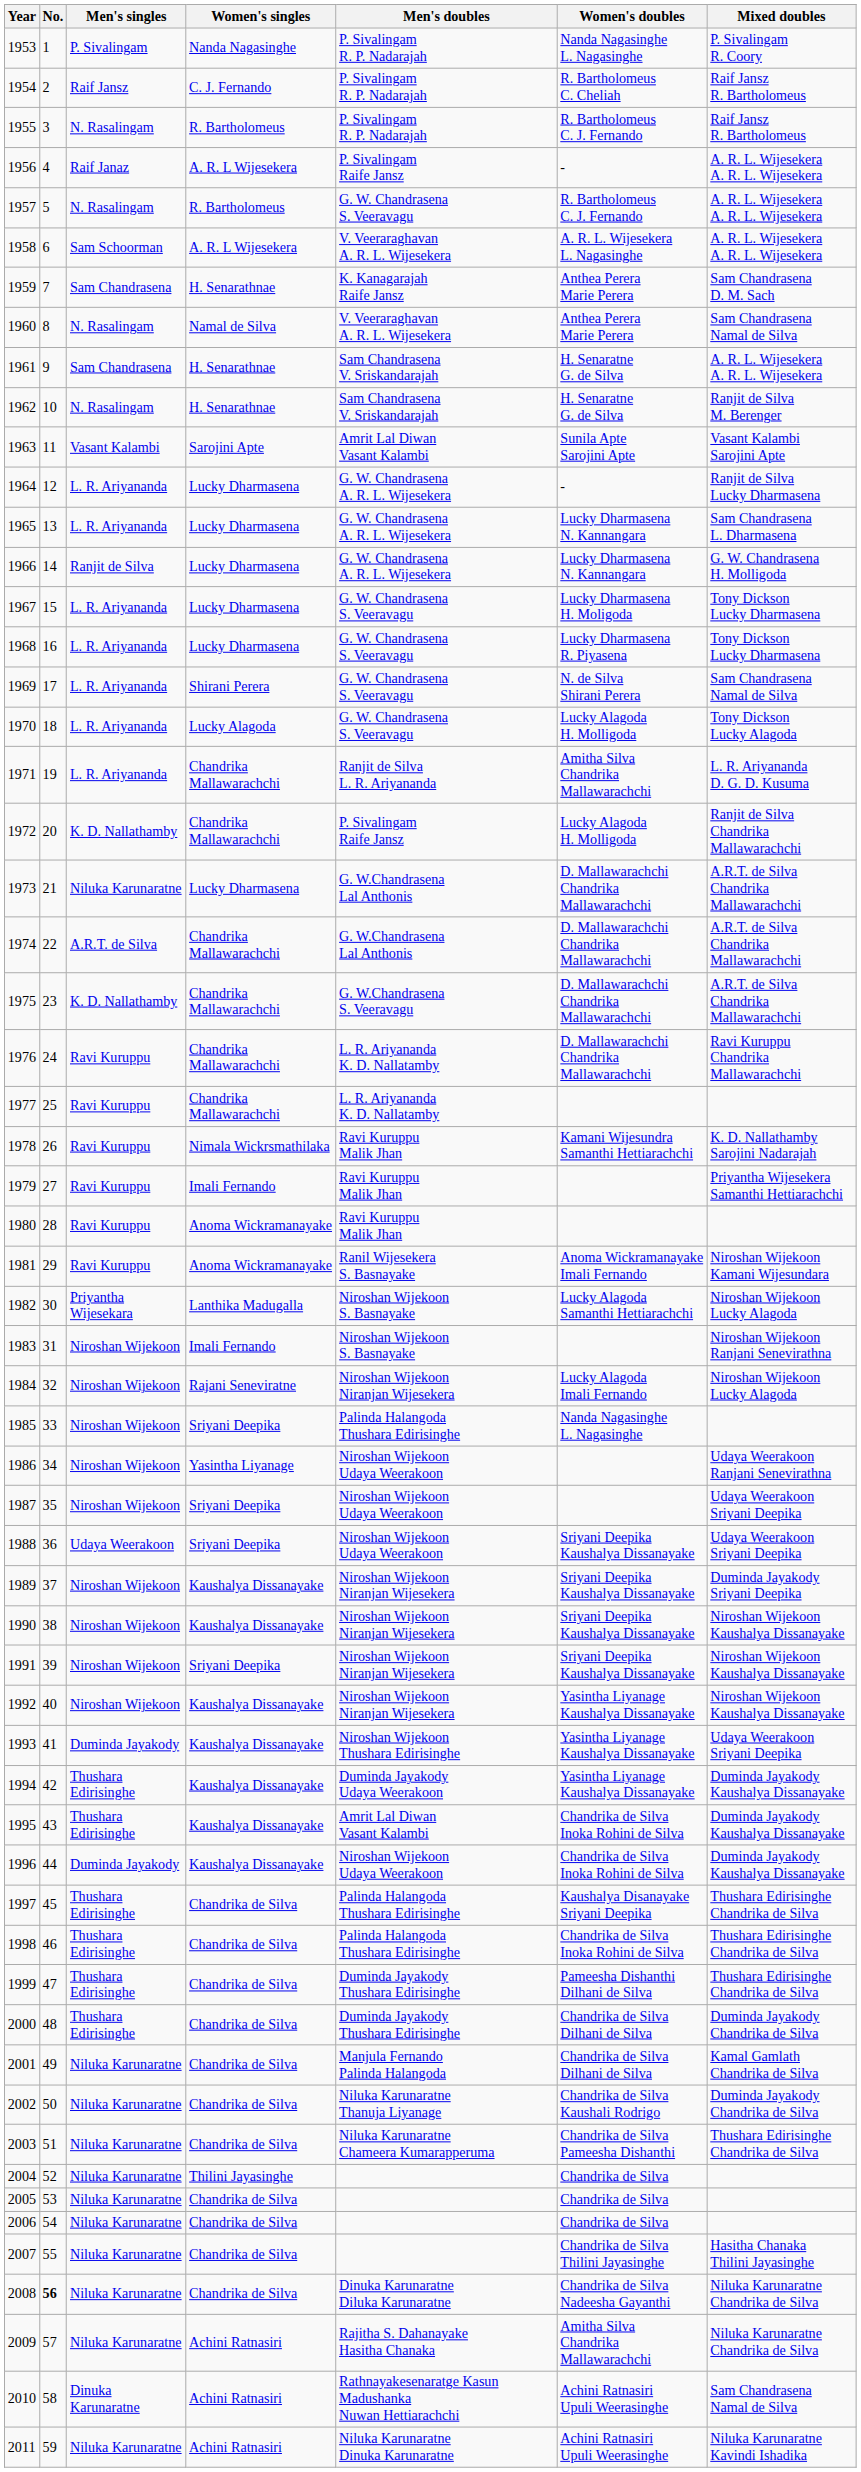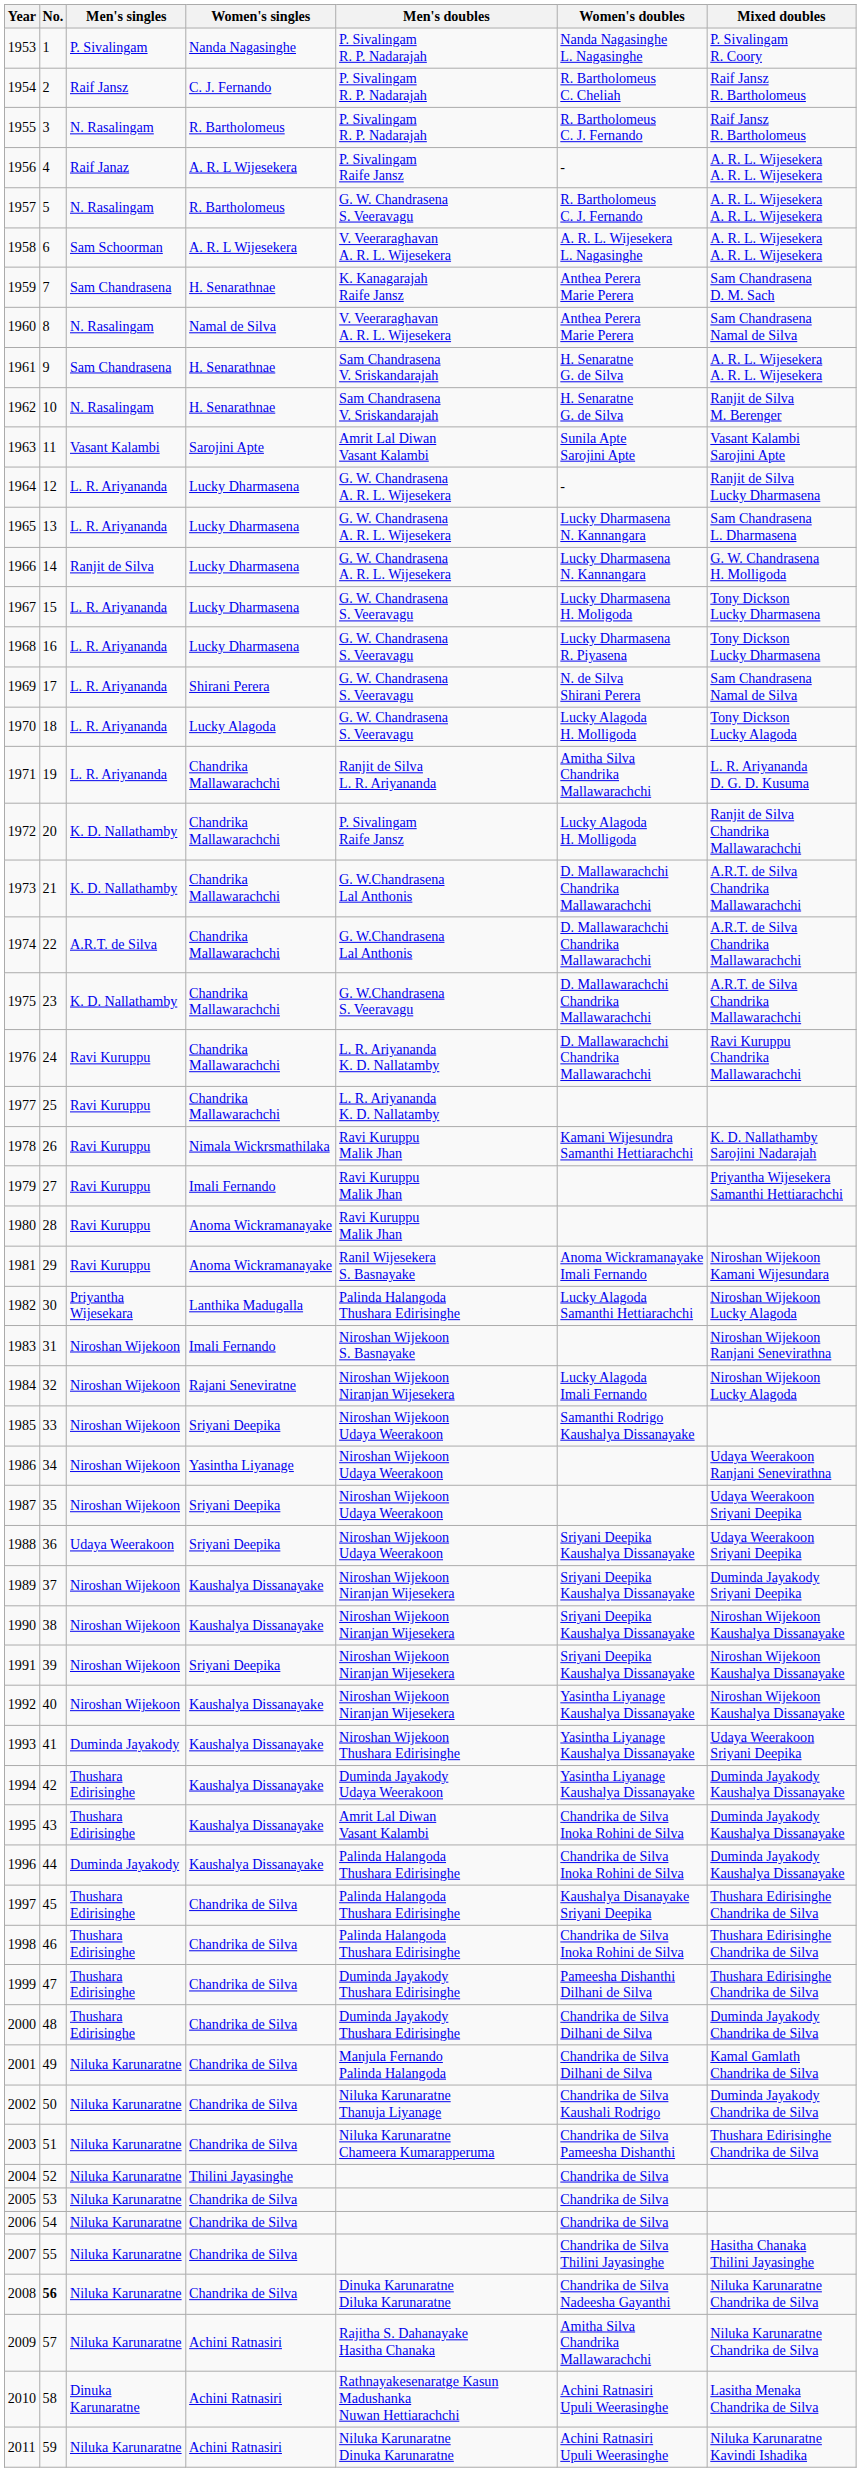(126, 888) Niluka Karunaratne -> (124, 888) K. D. Nallathamby
(244, 888) Lucky Dharmasena -> (235, 888) Chandrika Mallawarachchi
(394, 1306) Niroshan Wijekoon S. Basnayake -> (400, 1306) Palinda Halangoda Thushara Edirisinghe
(400, 1426) Palinda Halangoda Thushara Edirisinghe -> (394, 1426) Niroshan Wijekoon Udaya Weerakoon
(614, 1426) Nanda Nagasinghe L. Nagasinghe -> (627, 1426) Samanthi Rodrigo Kaushalya Dissanayake
(394, 1865) Niroshan Wijekoon Udaya Weerakoon -> (400, 1865) Palinda Halangoda Thushara Edirisinghe
(761, 2399) Sam Chandrasena Namal de Silva -> (764, 2399) Lasitha Menaka Chandrika de Silva
